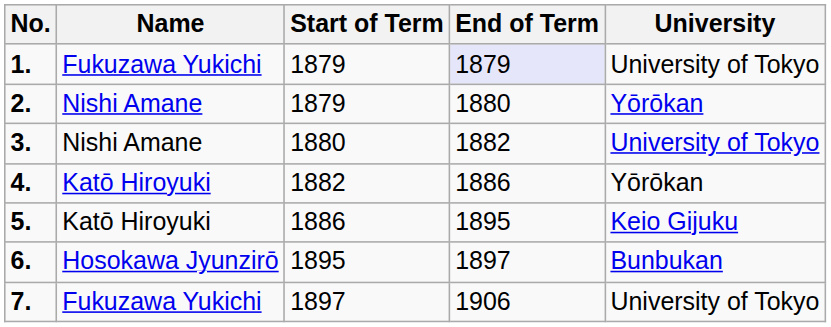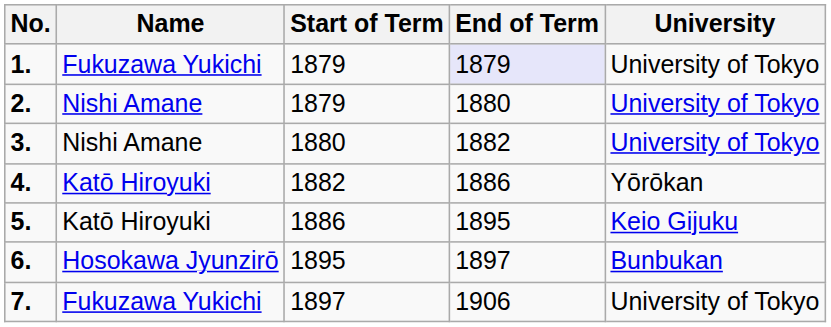(657, 103) Yōrōkan -> (715, 103) University of Tokyo
